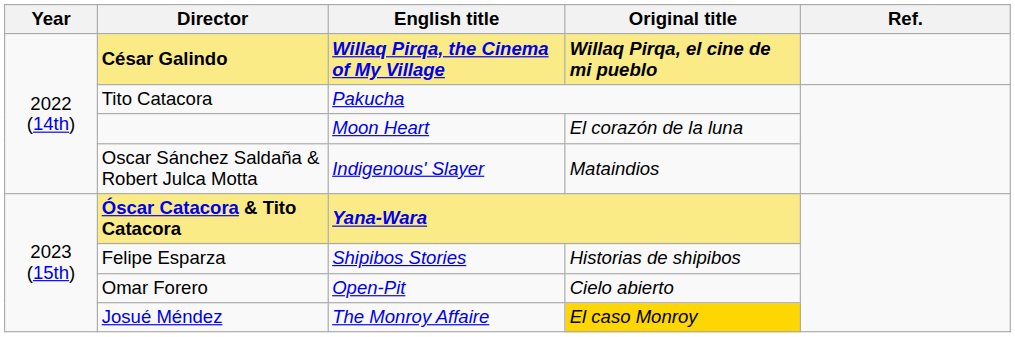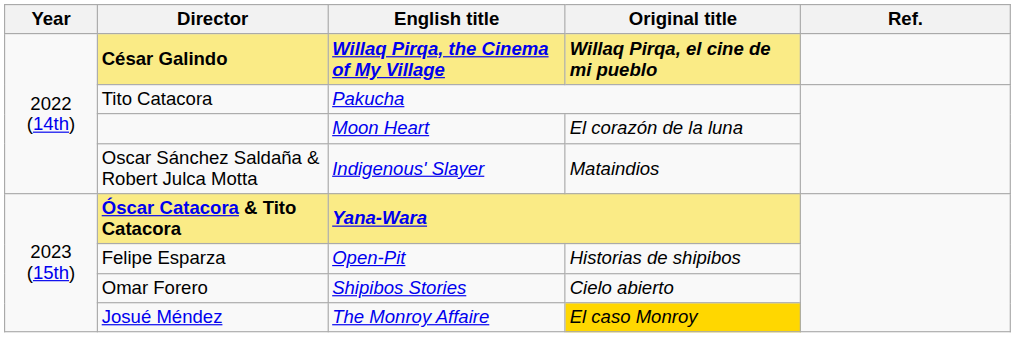(399, 258) Shipibos Stories -> (369, 258) Open-Pit
(369, 287) Open-Pit -> (399, 287) Shipibos Stories
